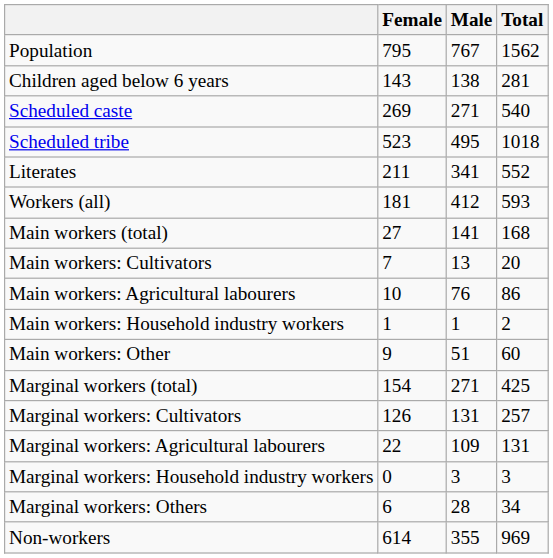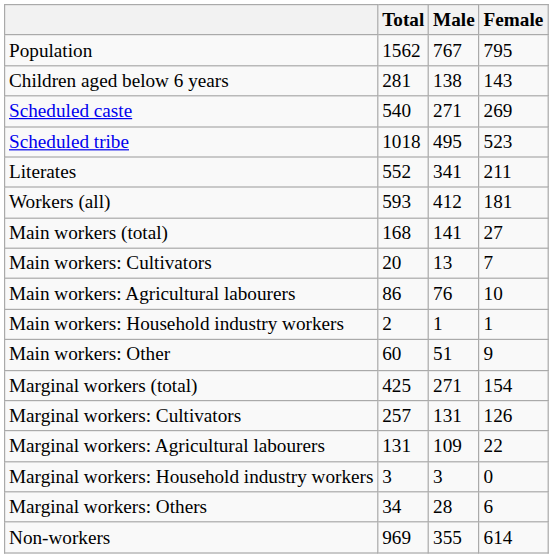columns swapped: (522, 19) <-> (412, 19)
